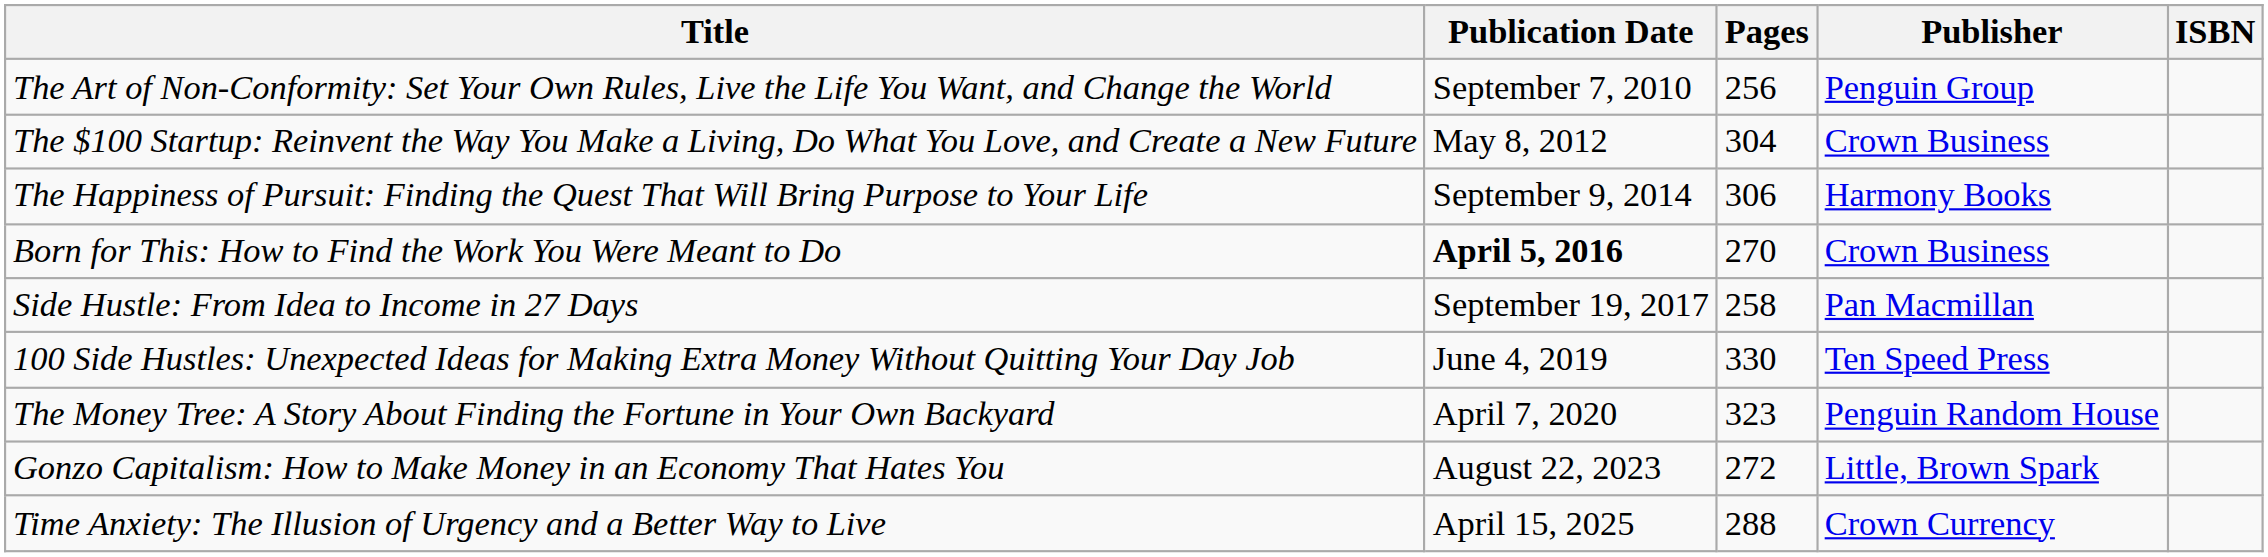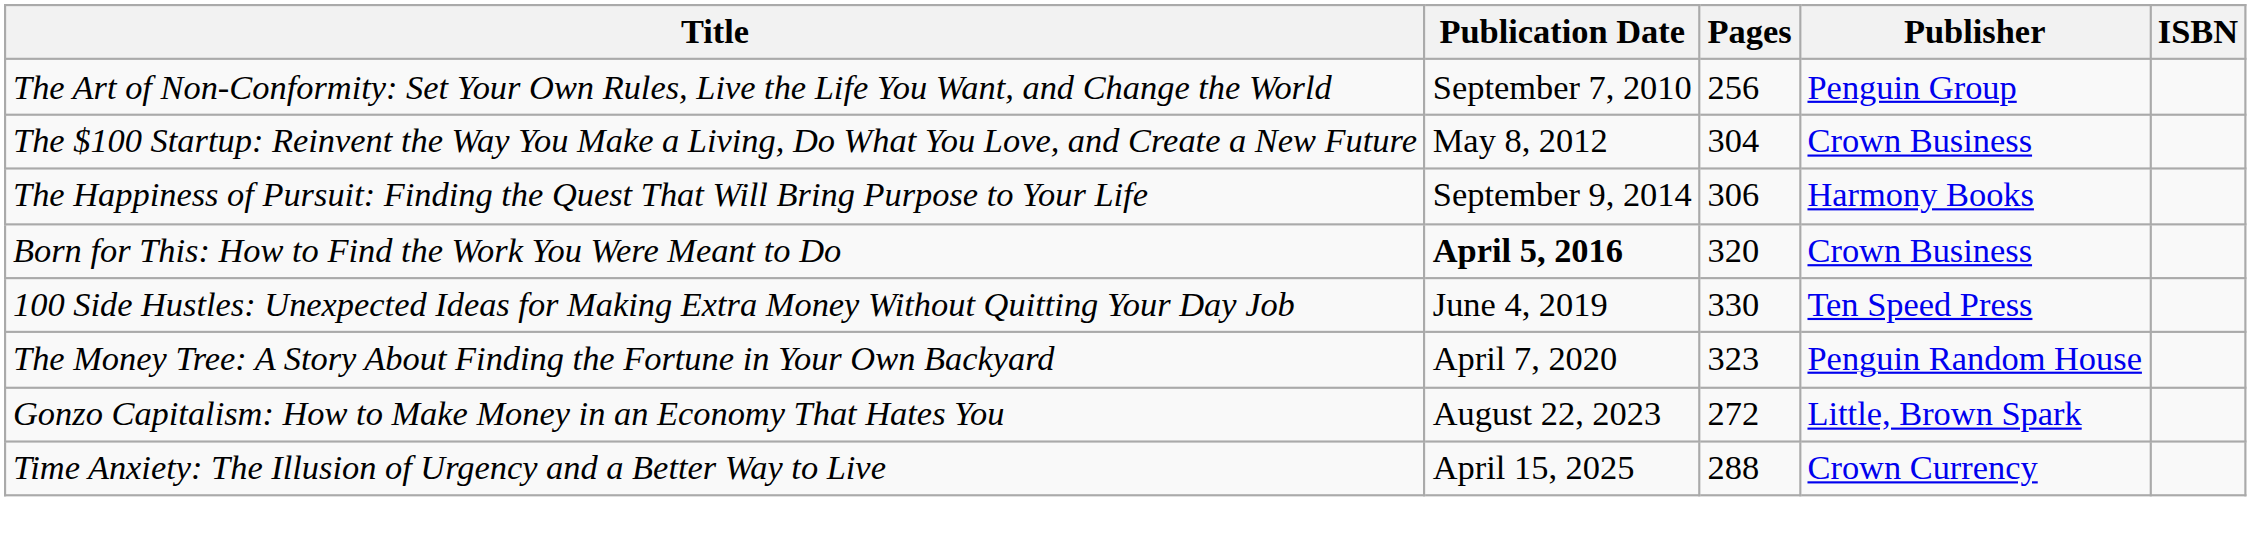(1751, 250) 270 -> (1733, 250) 320
- row: (326, 304)
